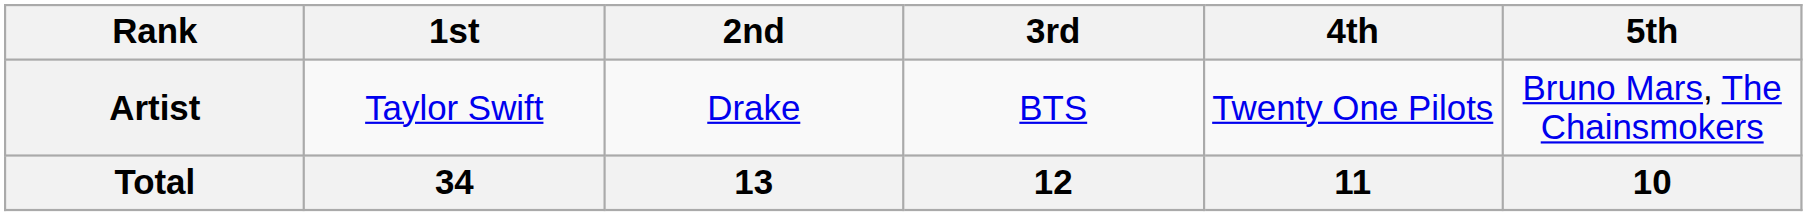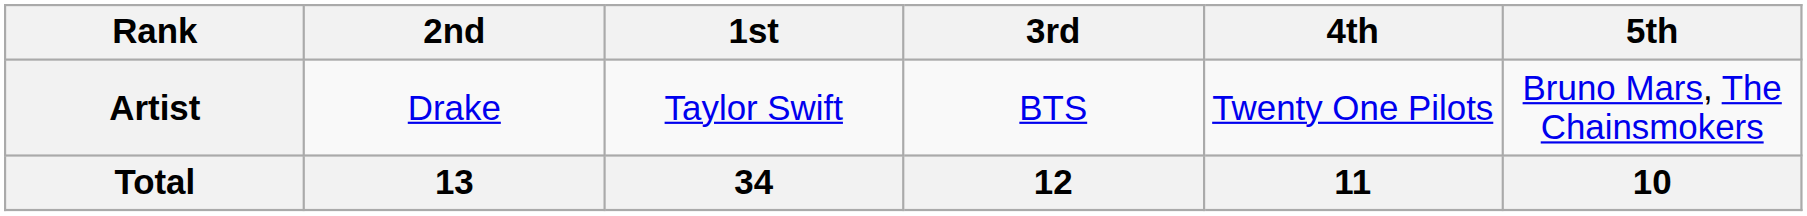columns swapped: (454, 32) <-> (754, 32)
